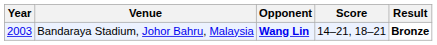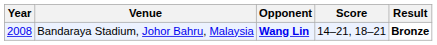(20, 31) 2003 -> (20, 31) 2008
